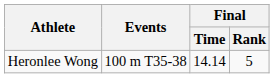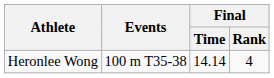(249, 61) 5 -> (249, 61) 4
